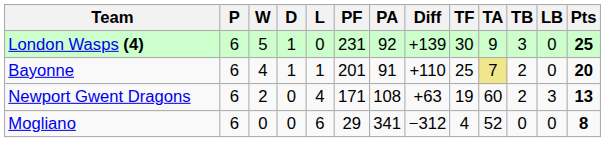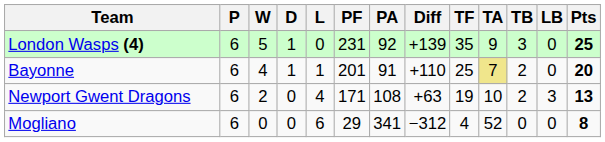(464, 44) 30 -> (464, 44) 35
(493, 96) 60 -> (493, 96) 10
